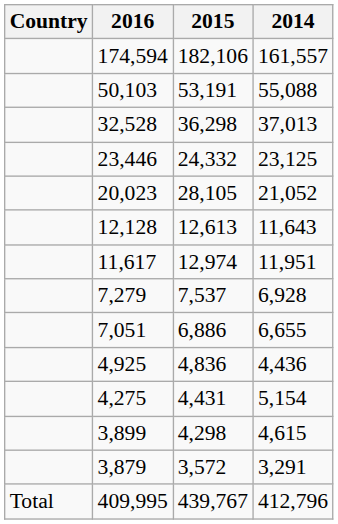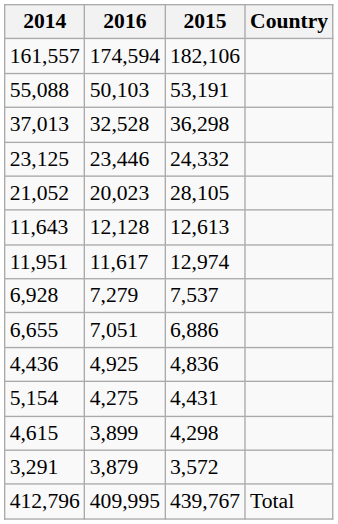columns swapped: (49, 21) <-> (293, 21)
